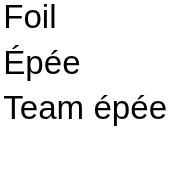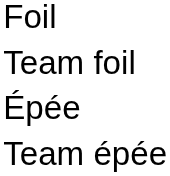+ row: (69, 62)
